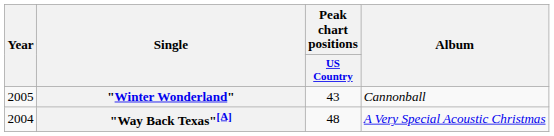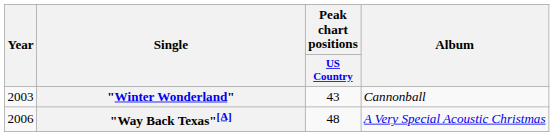(21, 96) 2005 -> (21, 96) 2003
(21, 119) 2004 -> (21, 119) 2006
